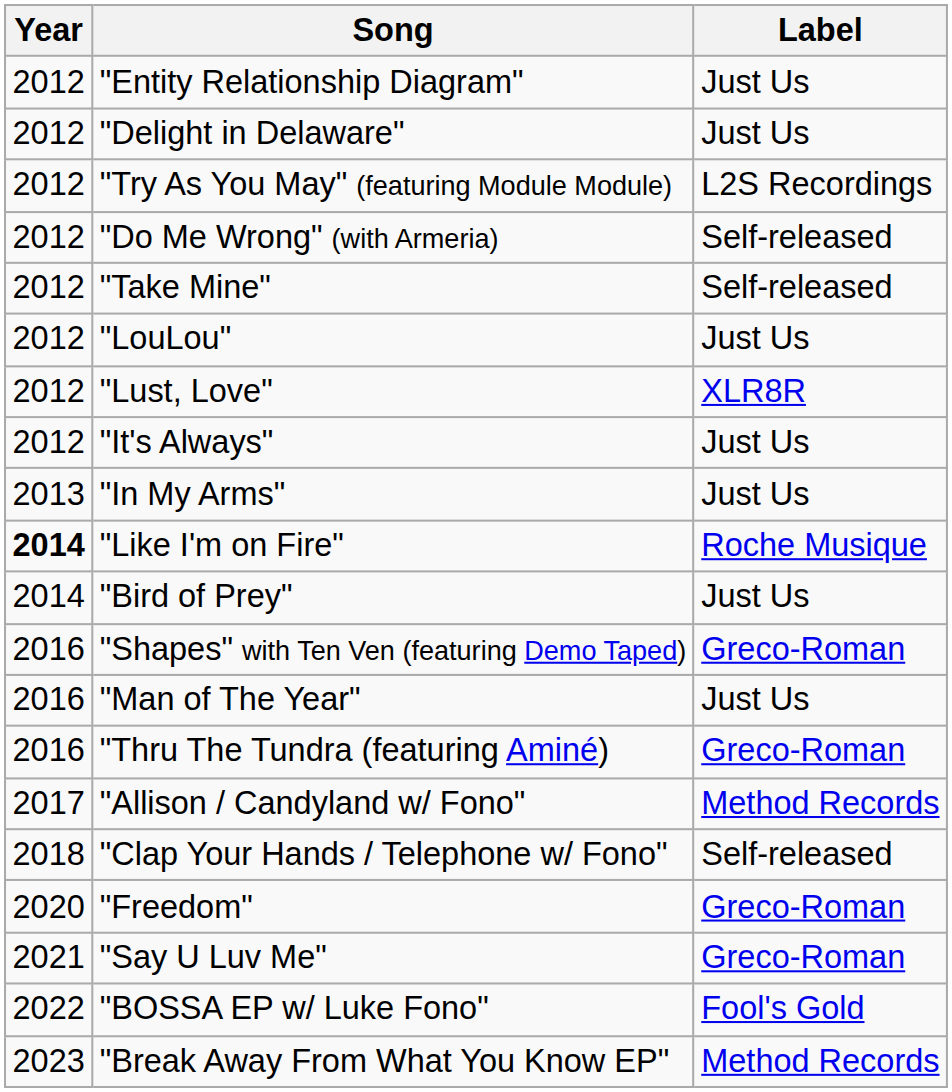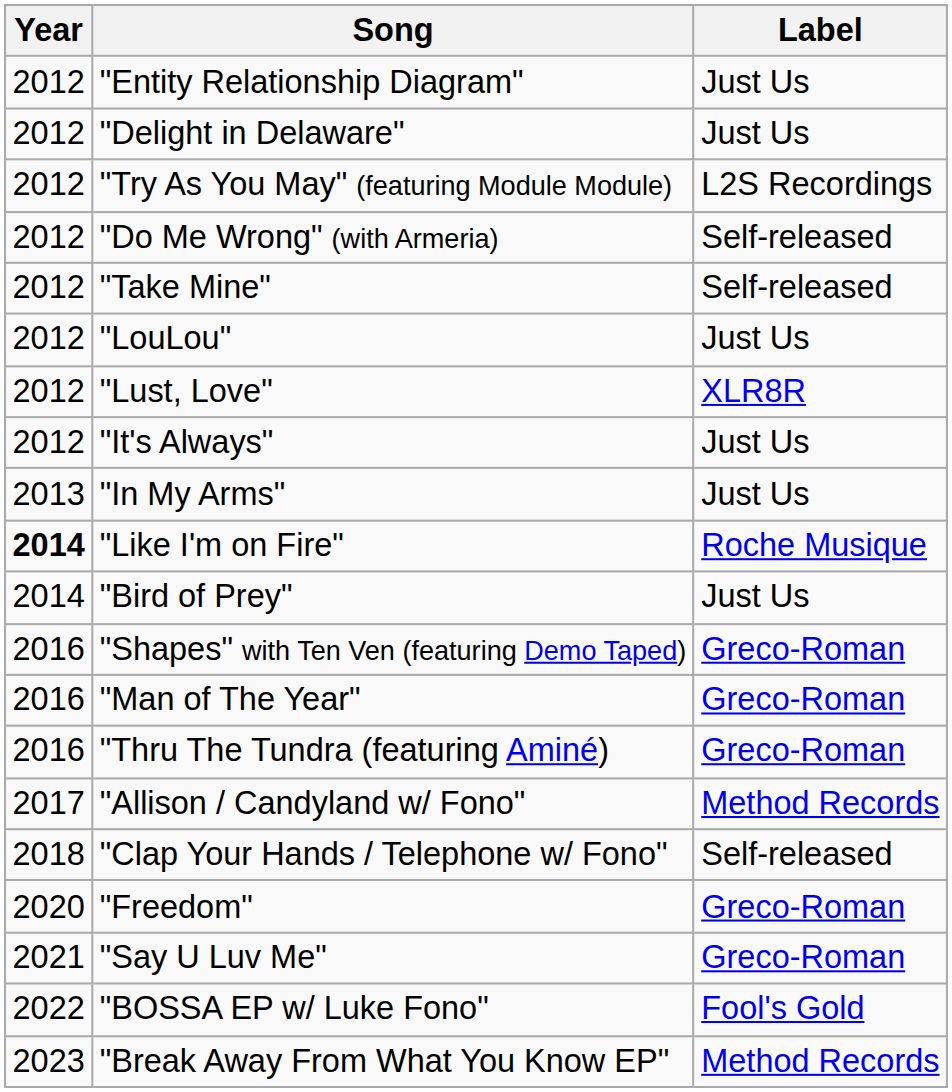(755, 699) Just Us -> (803, 699) Greco-Roman
